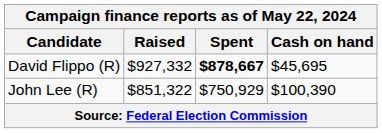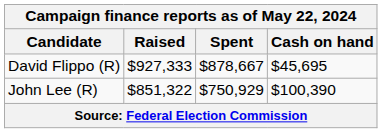(160, 66) $927,332 -> (160, 66) $927,333
(232, 66) bold -> (232, 66) normal
